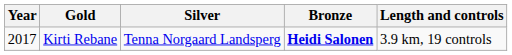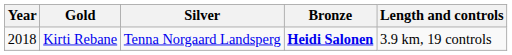(22, 38) 2017 -> (22, 38) 2018
